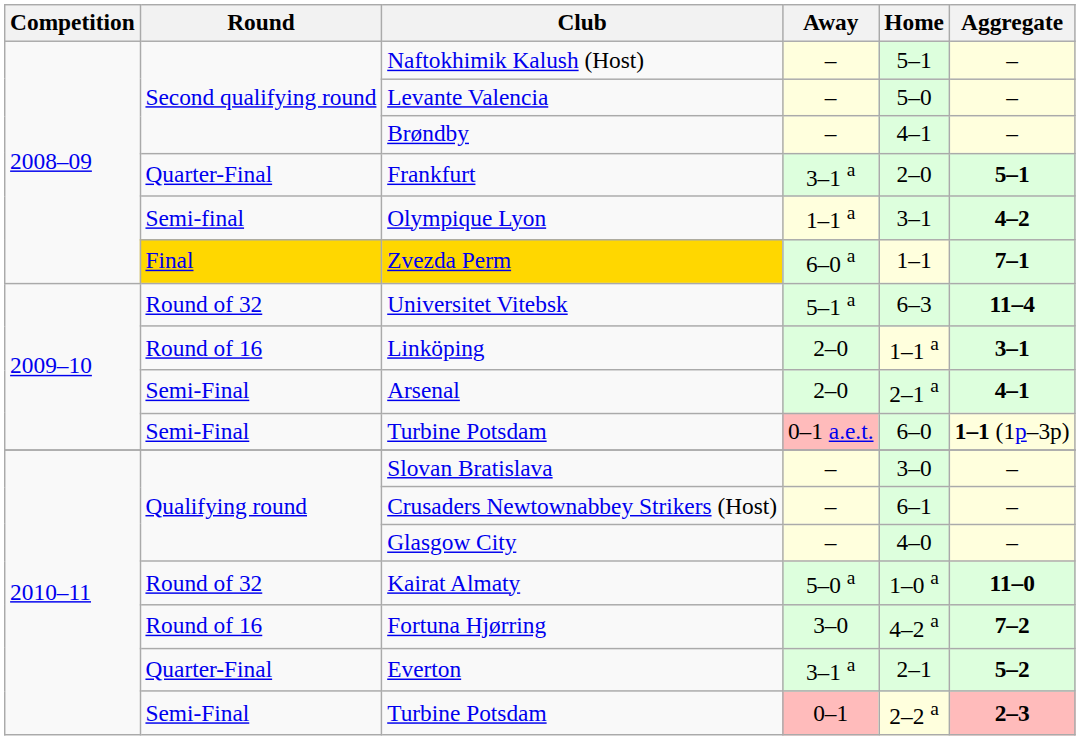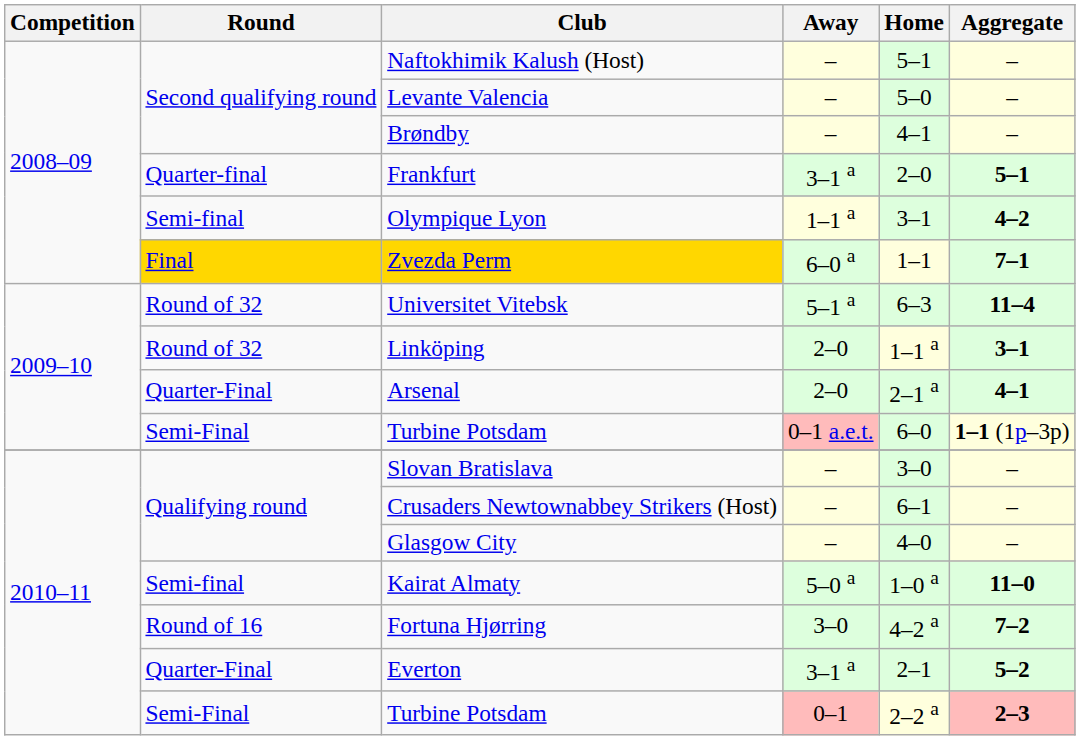(209, 174) Quarter-Final -> (206, 174) Quarter-final
(204, 347) Round of 16 -> (204, 347) Round of 32
(197, 391) Semi-Final -> (209, 391) Quarter-Final
(204, 582) Round of 32 -> (195, 582) Semi-final
